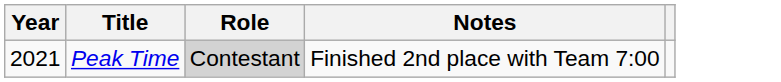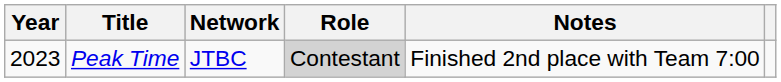+ column: (235, 22)
(35, 58) 2021 -> (35, 58) 2023
